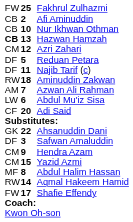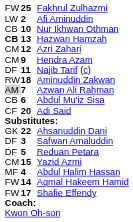(11, 18) CB -> (11, 18) LW
rows swapped: (65, 151) <-> (68, 59)
(12, 90) no background -> (12, 90) lightgrey background
(11, 100) LW -> (11, 100) CB
(23, 172) 8 -> (23, 172) 4
(12, 182) RW -> (12, 182) FW
